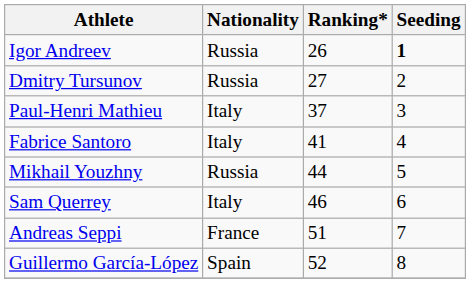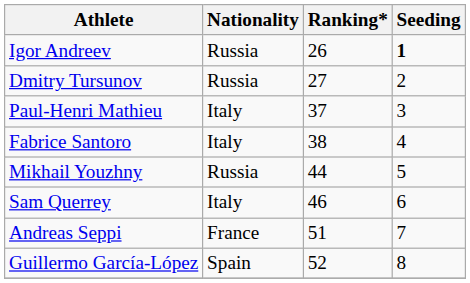(317, 141) 41 -> (317, 141) 38
